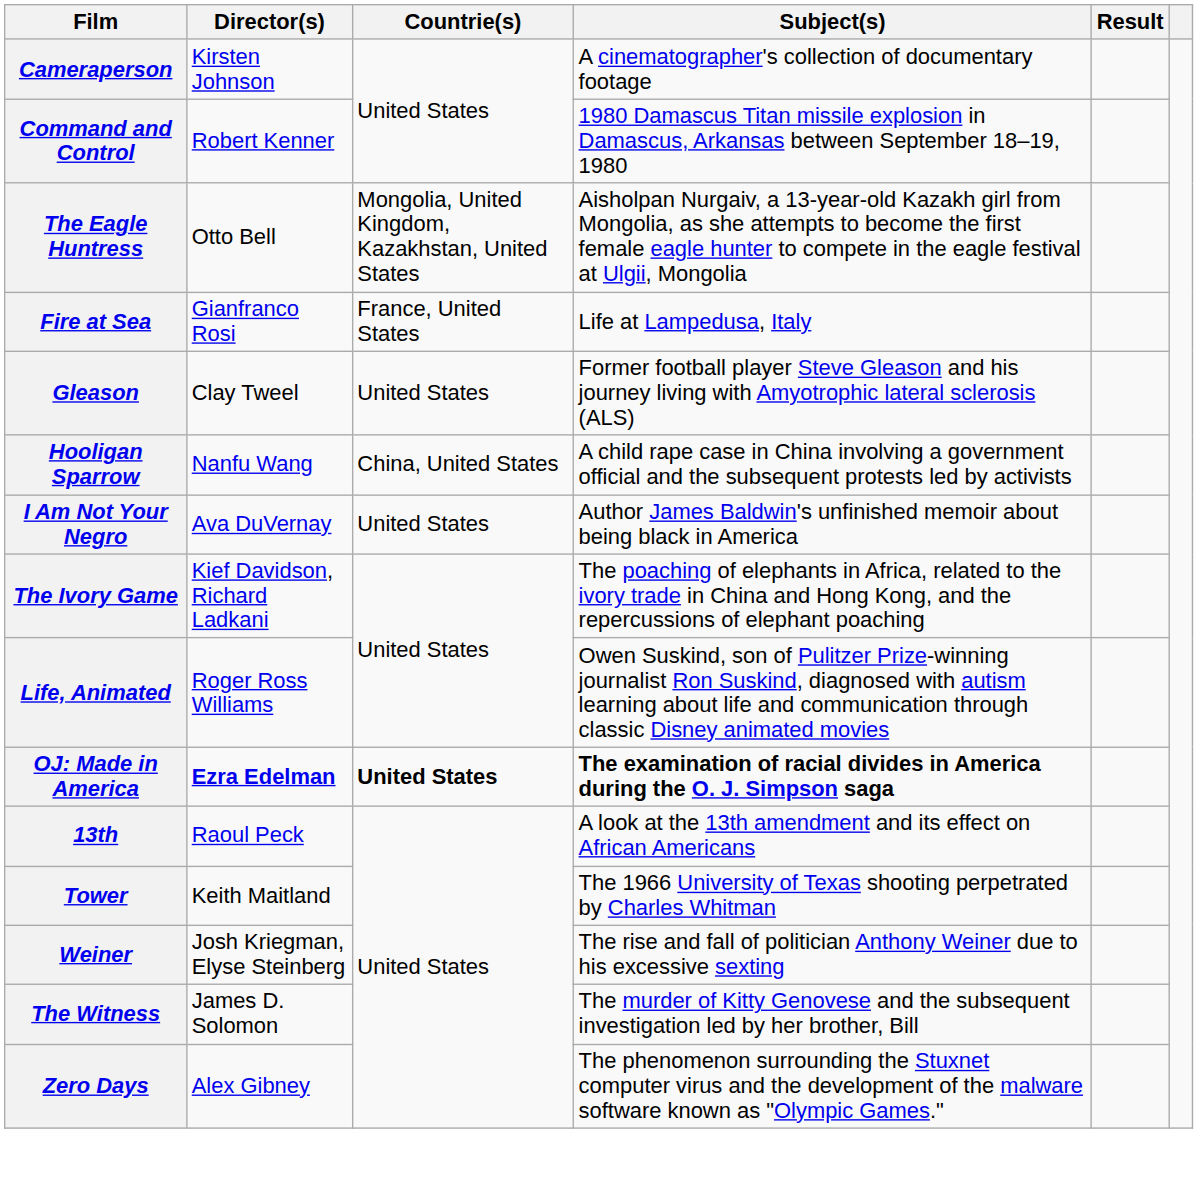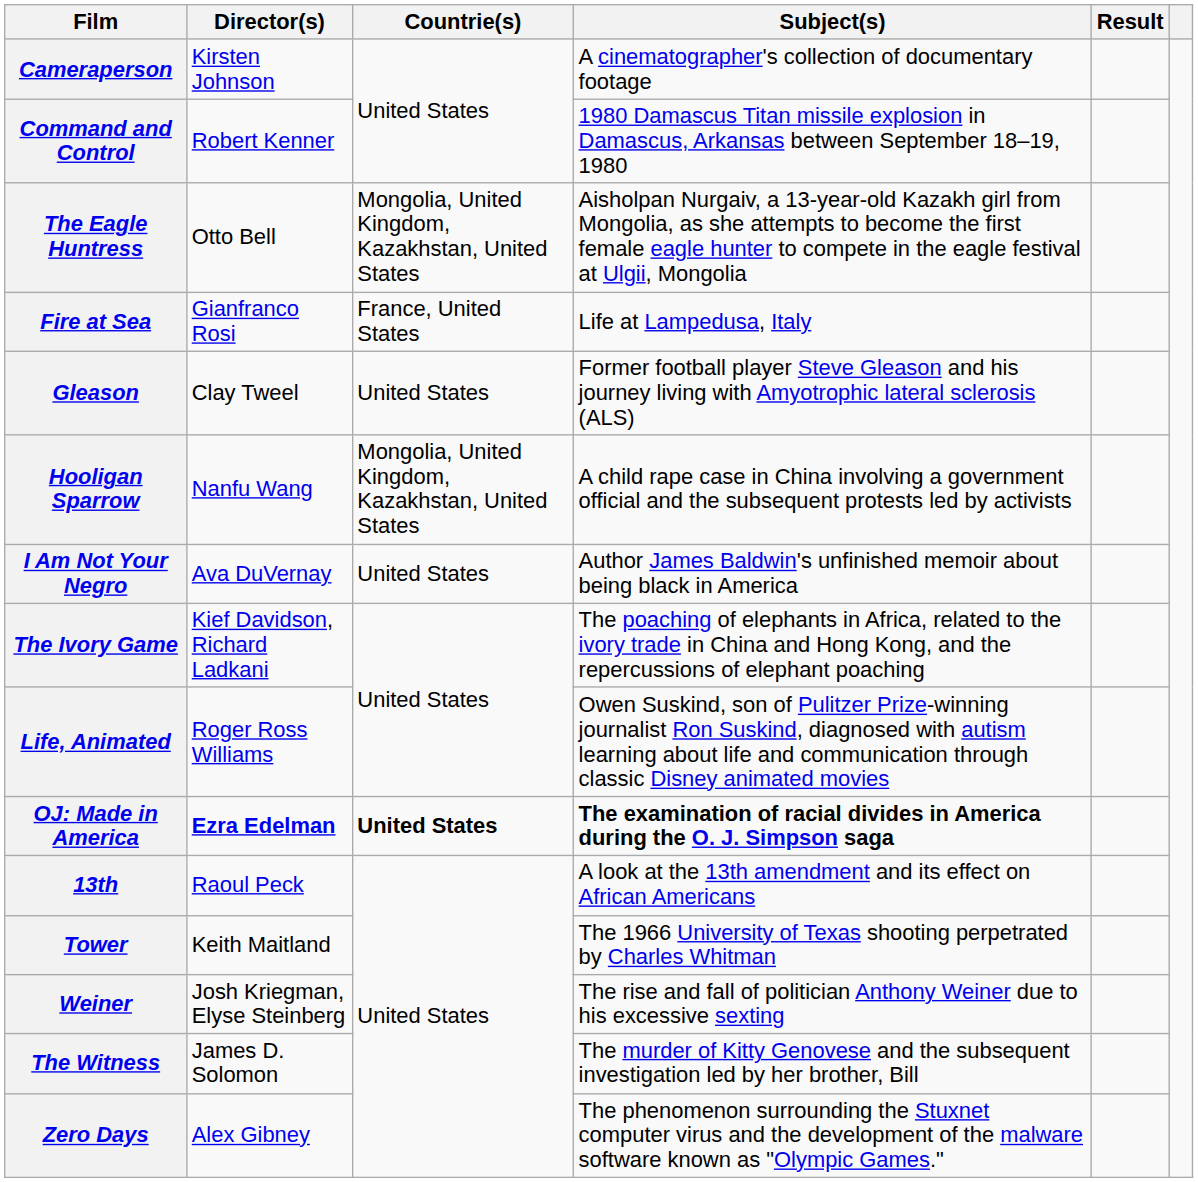(458, 464) China, United States -> (452, 489) Mongolia, United Kingdom, Kazakhstan, United States
